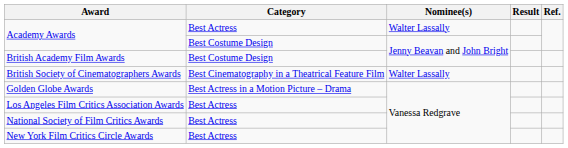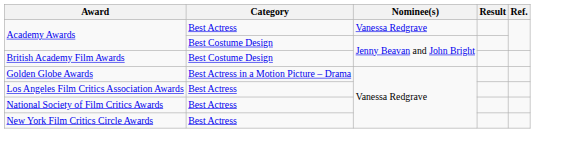(419, 27) Walter Lassally -> (391, 27) Vanessa Redgrave
- row: (94, 74)
